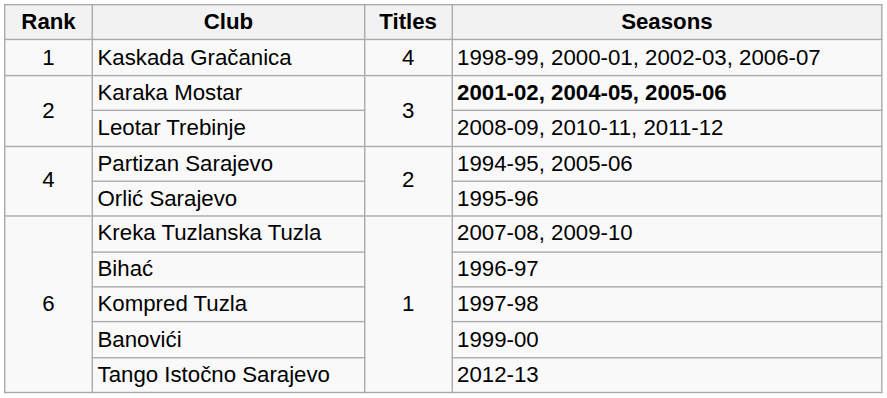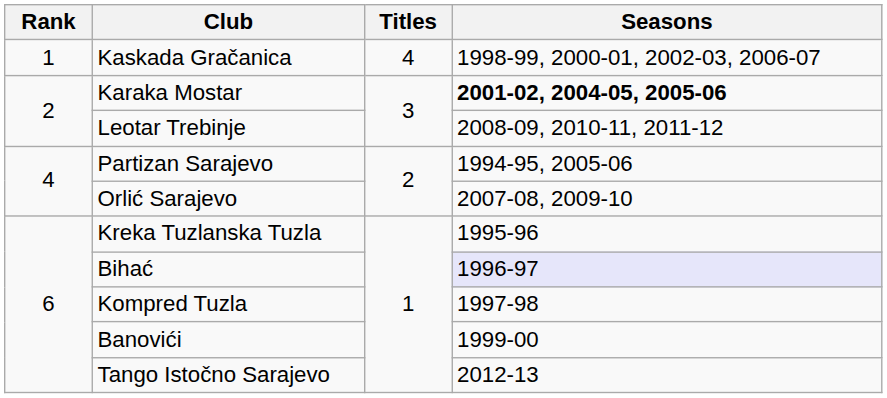(498, 198) 1995-96 -> (545, 198) 2007-08, 2009-10
(545, 233) 2007-08, 2009-10 -> (498, 233) 1995-96
(498, 269) no background -> (498, 269) lavender background
